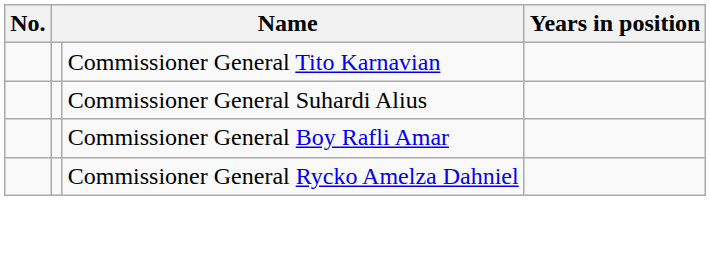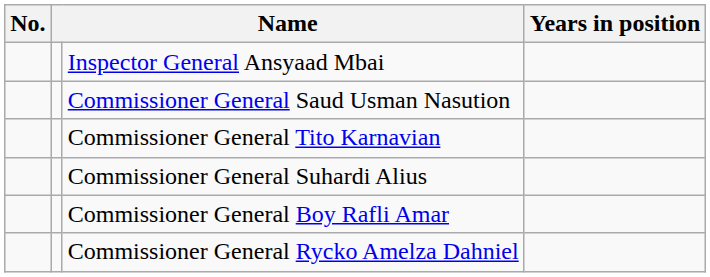+ row: (226, 61)
+ row: (289, 99)
